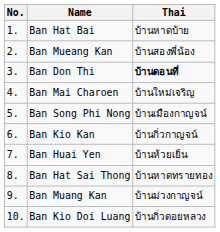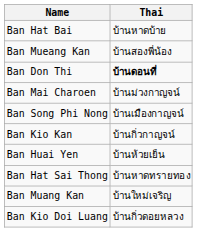- column: (16, 12)
(165, 93) บ้านใหม่เจริญ -> (146, 93) บ้านม่วงกาญจน์
(169, 196) บ้านม่วงกาญจน์ -> (142, 196) บ้านใหม่เจริญ
